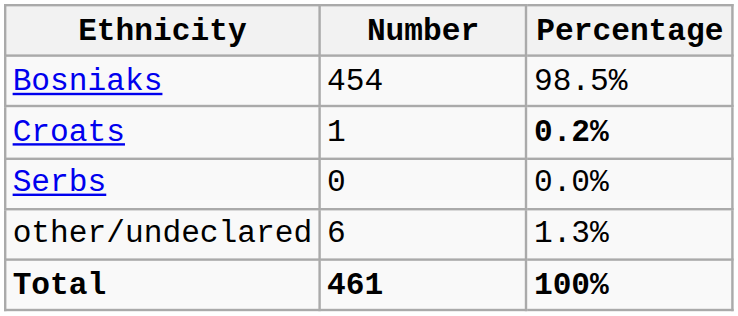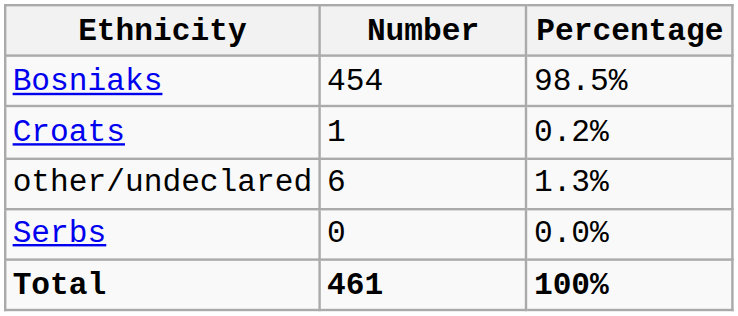(571, 132) bold -> (571, 132) normal
rows swapped: (59, 183) <-> (162, 234)
